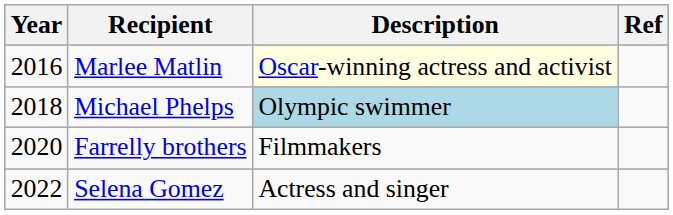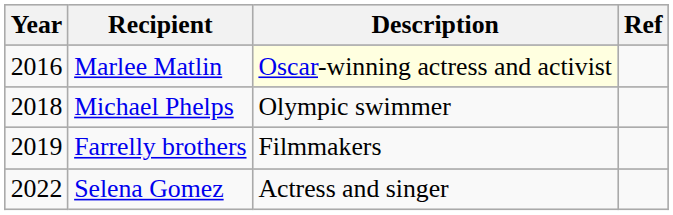(355, 106) lightblue background -> (355, 106) no background
(37, 147) 2020 -> (37, 147) 2019
